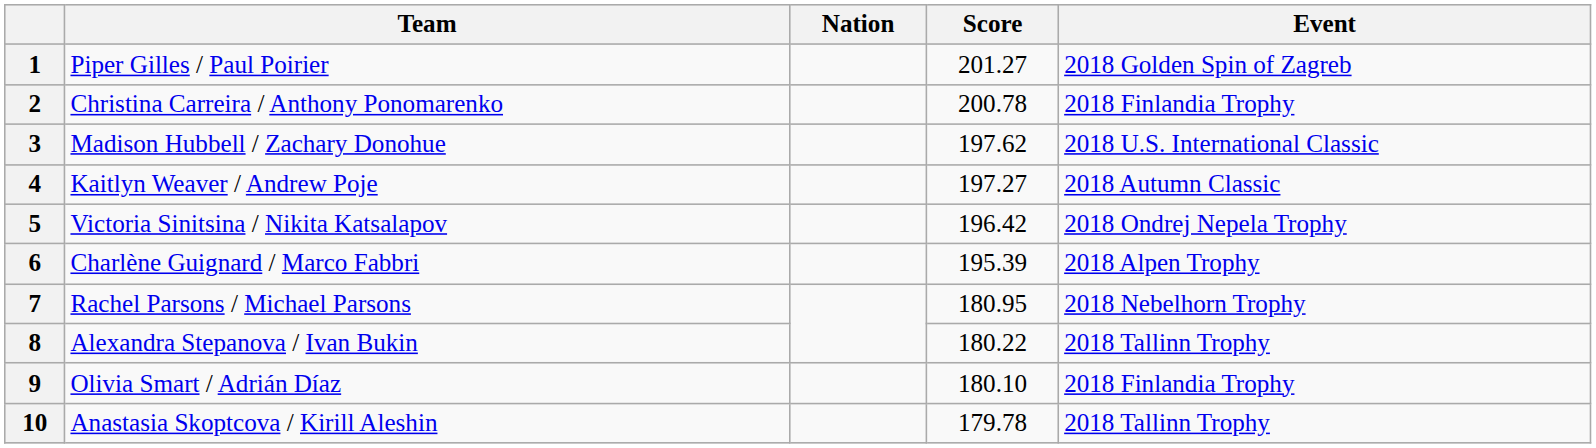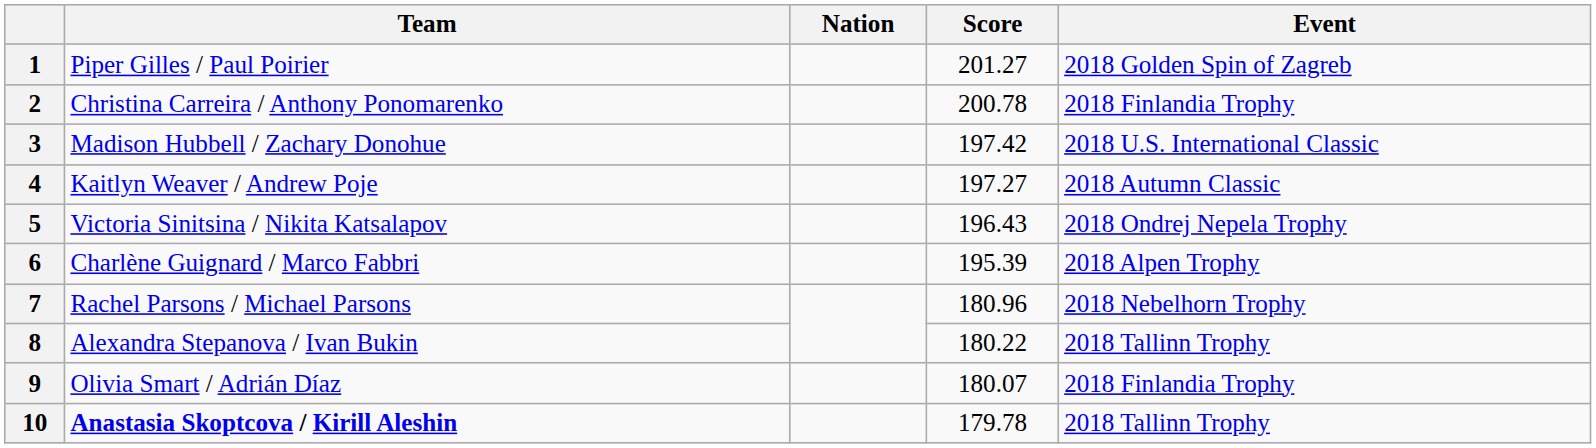(993, 143) 197.62 -> (993, 143) 197.42
(993, 223) 196.42 -> (993, 223) 196.43
(993, 303) 180.95 -> (993, 303) 180.96
(993, 382) 180.10 -> (993, 382) 180.07
(254, 422) normal -> (264, 422) bold
